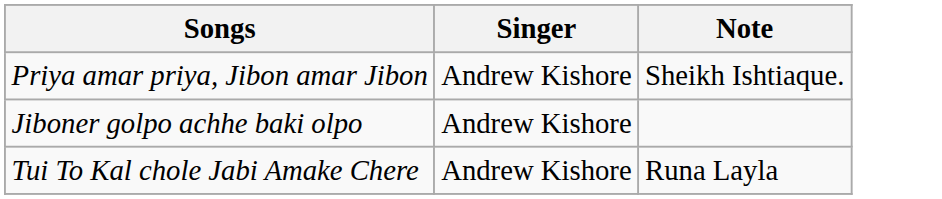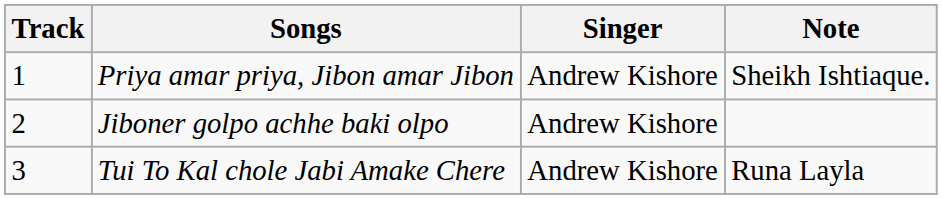+ column: (48, 28)
